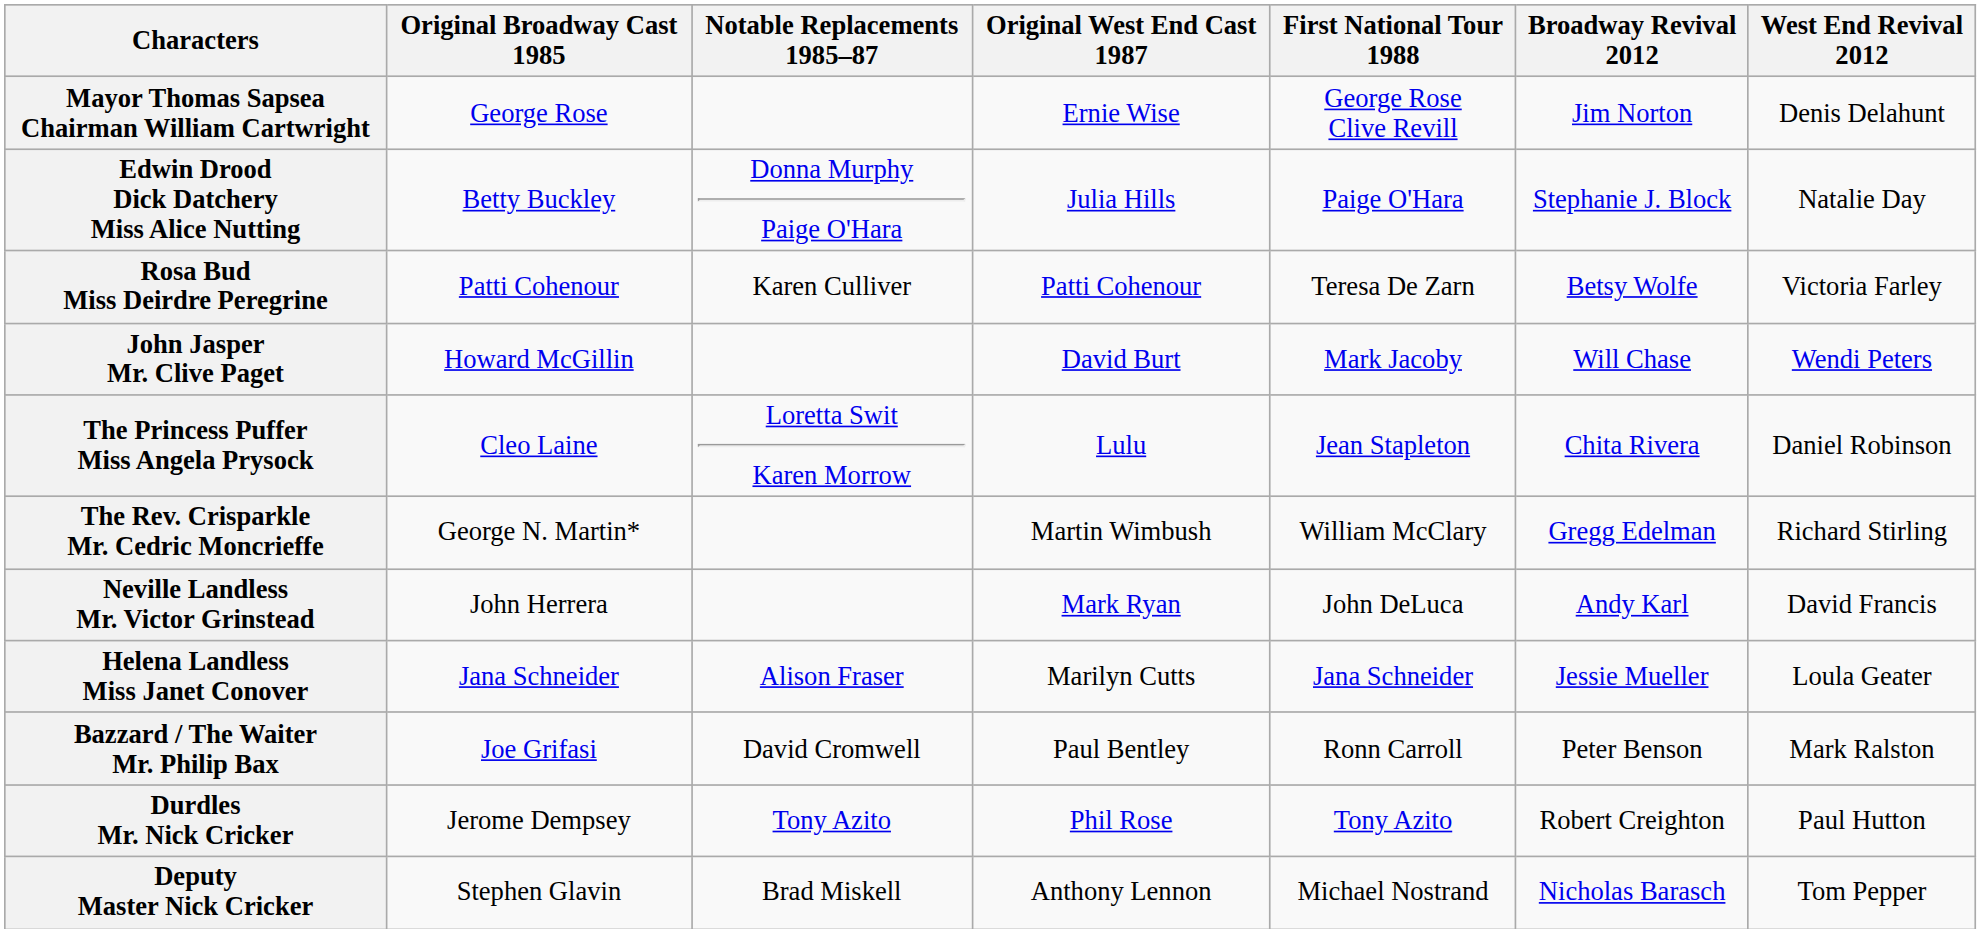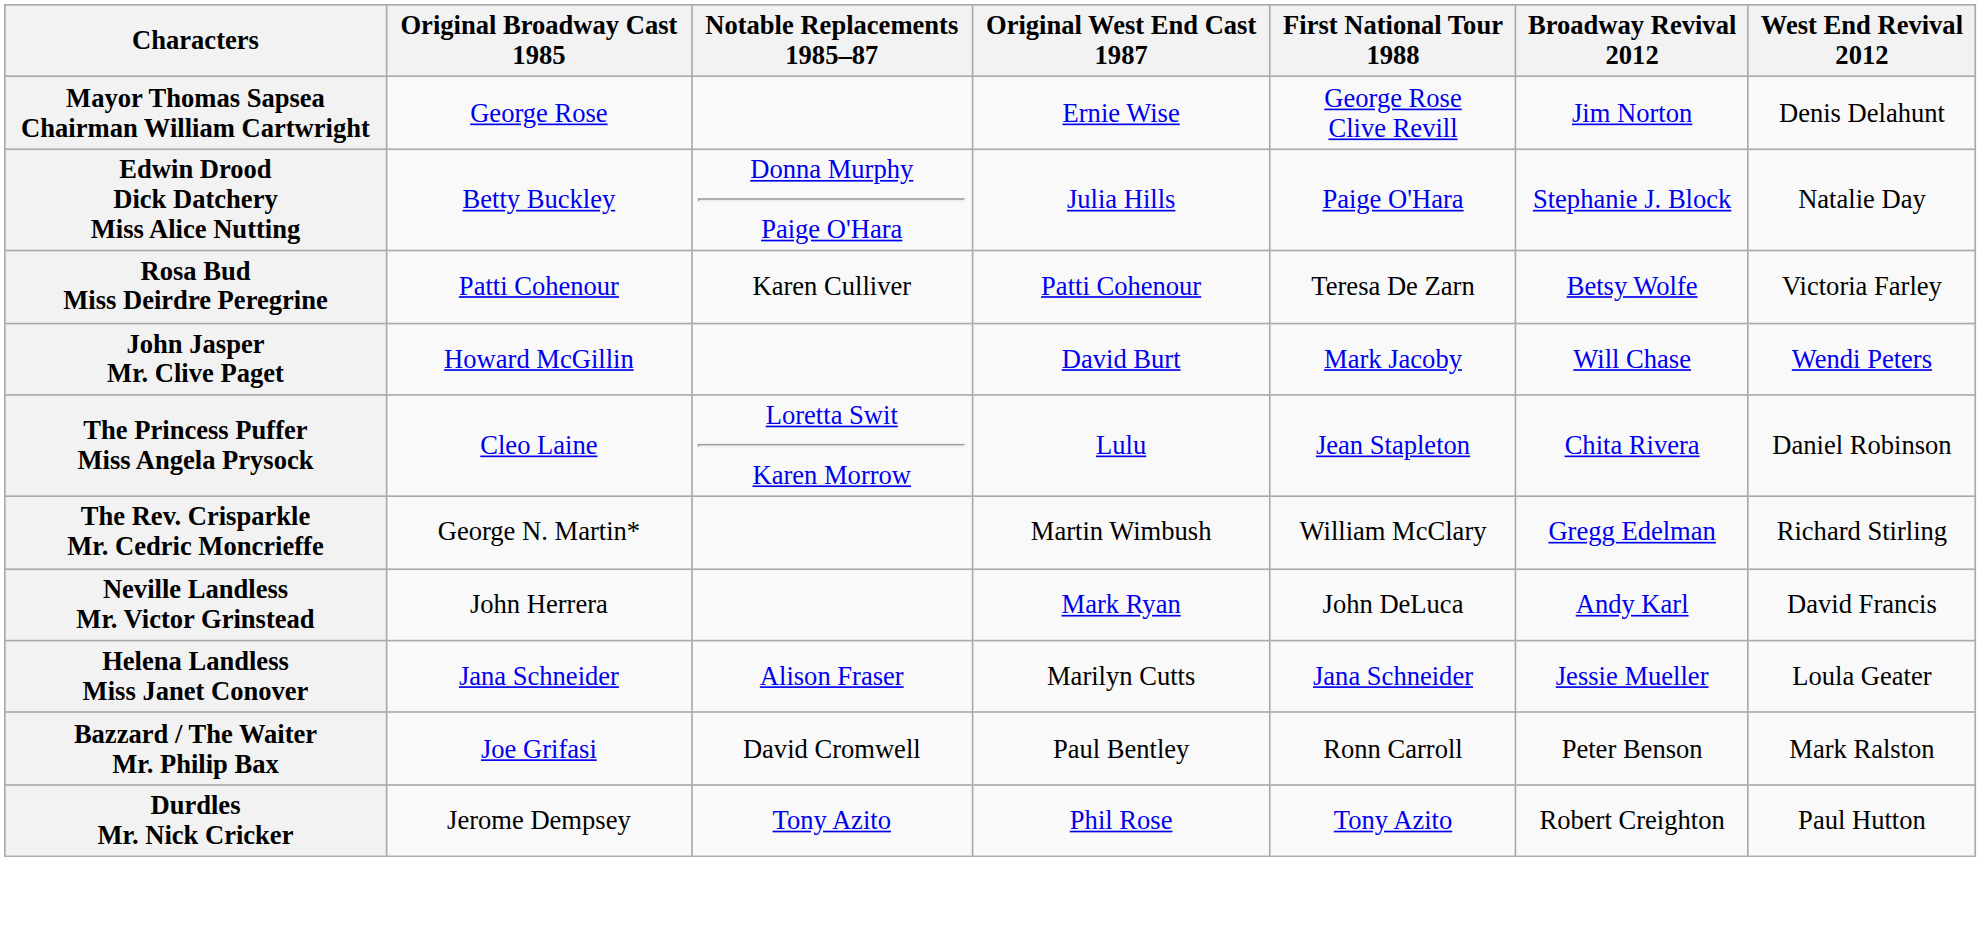- row: (195, 892)
